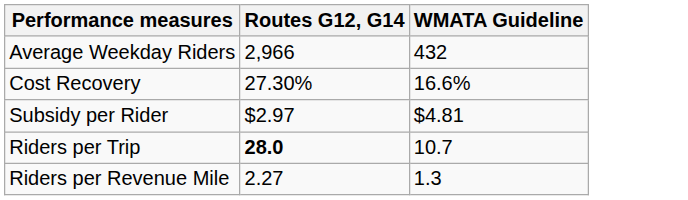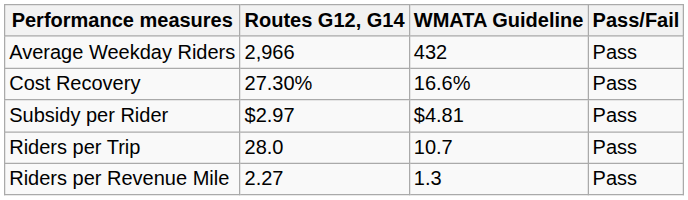+ column: (636, 20)
(264, 147) bold -> (264, 147) normal
